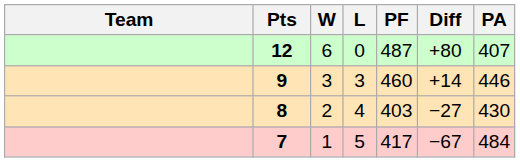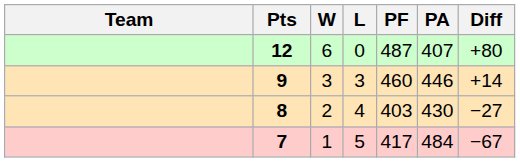columns swapped: (494, 19) <-> (445, 19)
